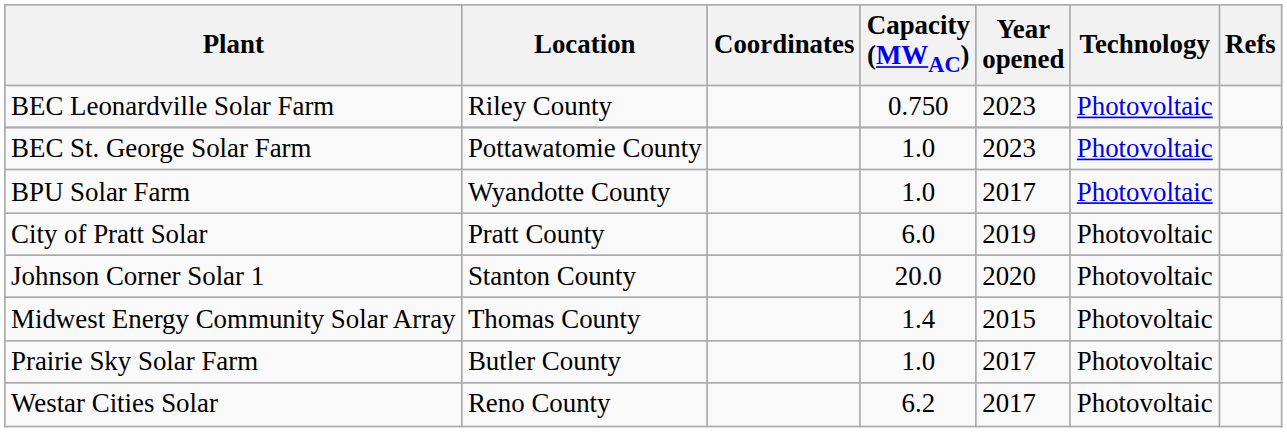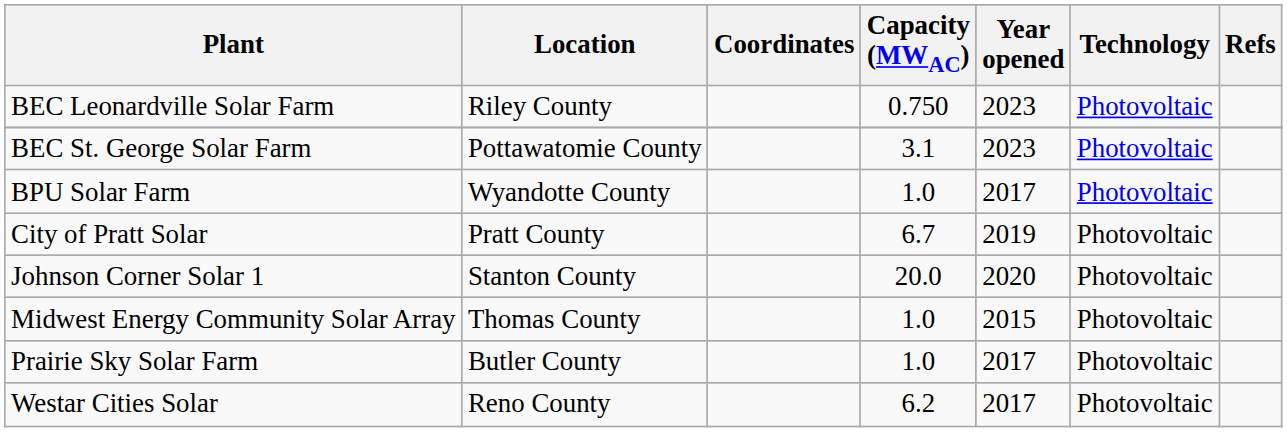(918, 148) 1.0 -> (918, 148) 3.1
(918, 233) 6.0 -> (918, 233) 6.7
(918, 318) 1.4 -> (918, 318) 1.0
